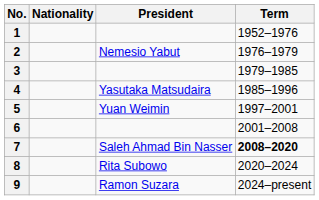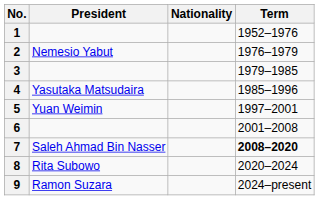columns swapped: (166, 14) <-> (63, 14)
